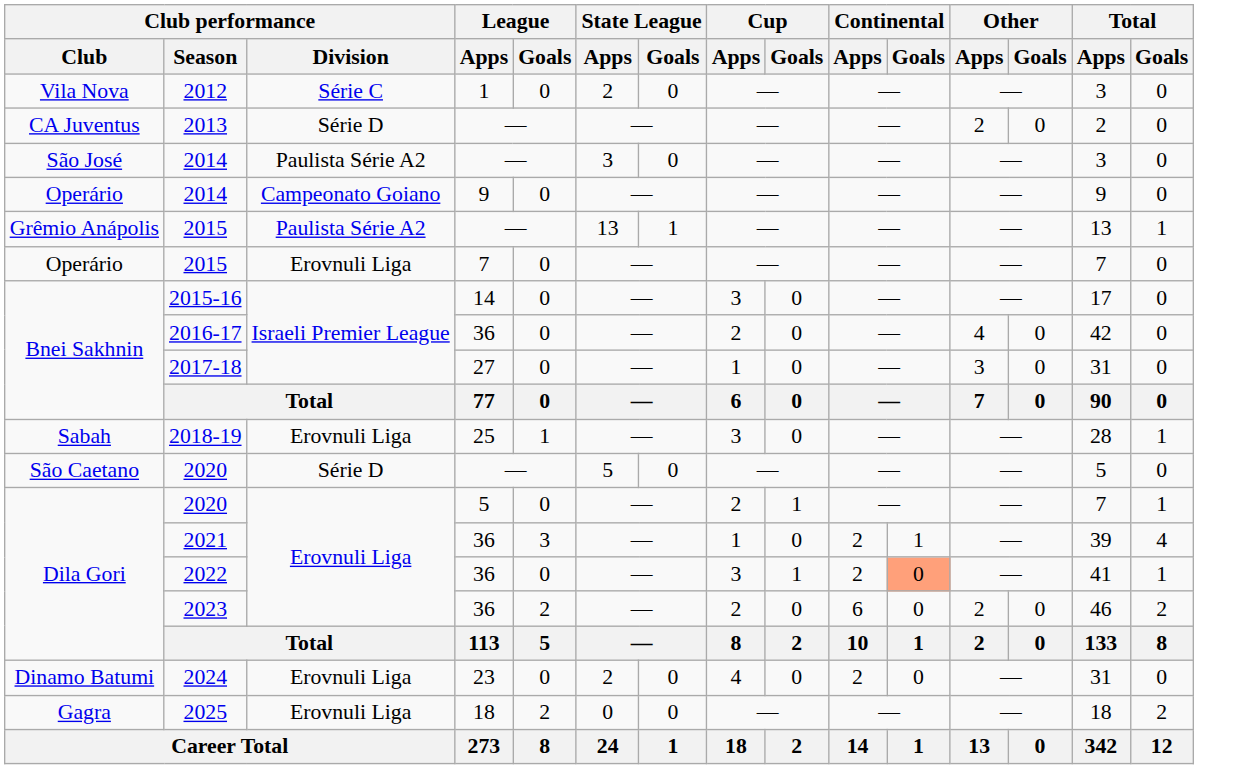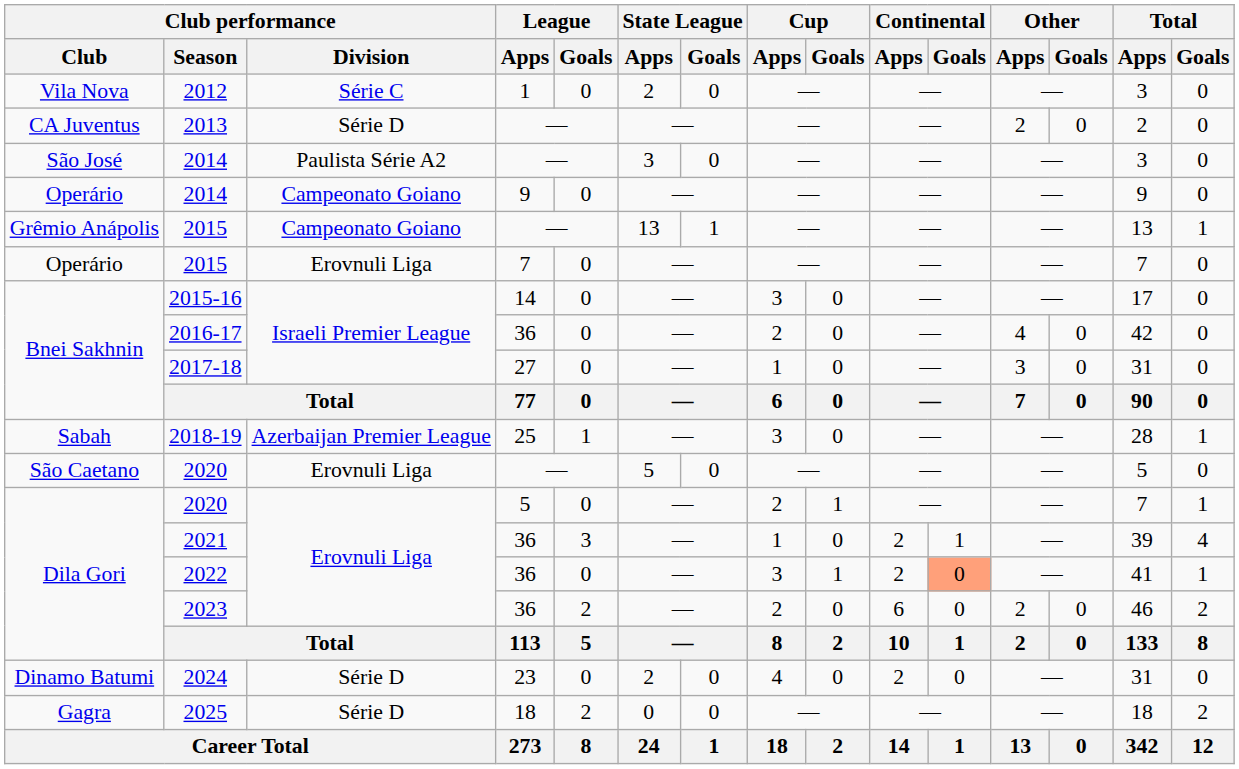(351, 228) Paulista Série A2 -> (371, 228) Campeonato Goiano
(351, 435) Erovnuli Liga -> (371, 435) Azerbaijan Premier League
(351, 470) Série D -> (371, 470) Erovnuli Liga
(351, 677) Erovnuli Liga -> (371, 677) Série D
(351, 711) Erovnuli Liga -> (371, 711) Série D
